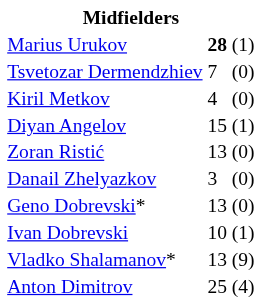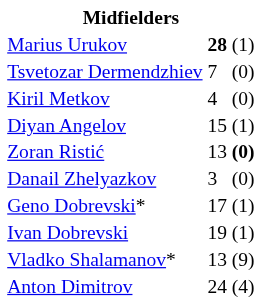(243, 152) normal -> (243, 152) bold
(217, 205) 13 -> (217, 205) 17
(243, 205) (0) -> (243, 205) (1)
(217, 232) 10 -> (217, 232) 19
(217, 286) 25 -> (217, 286) 24
